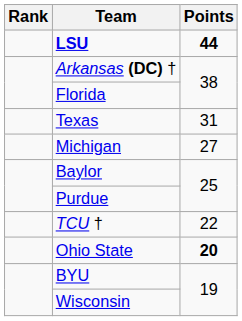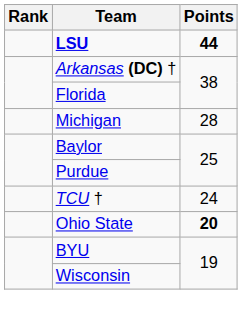- row: (77, 120)
(209, 146) 27 -> (209, 120) 28
(209, 224) 22 -> (209, 198) 24
